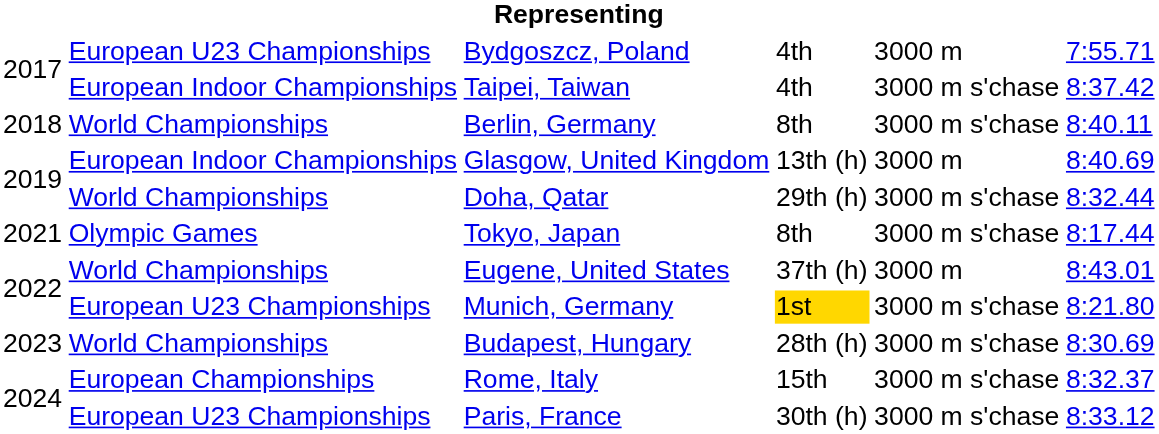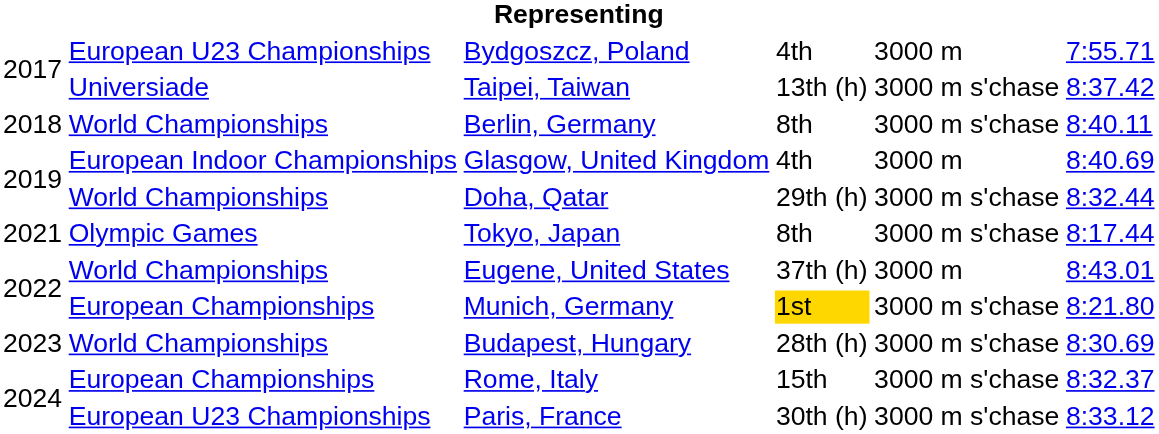(263, 87) European Indoor Championships -> (139, 87) Universiade
(794, 87) 4th -> (822, 87) 13th (h)
(822, 160) 13th (h) -> (794, 160) 4th
(250, 306) European U23 Championships -> (222, 306) European Championships
